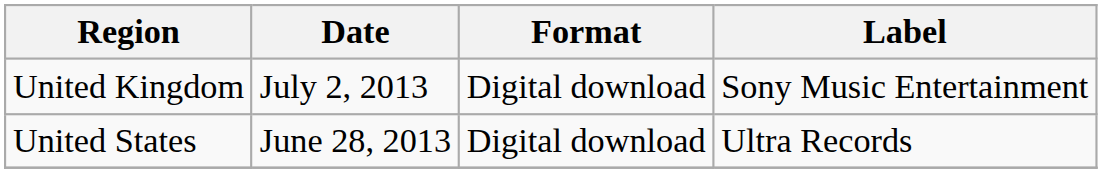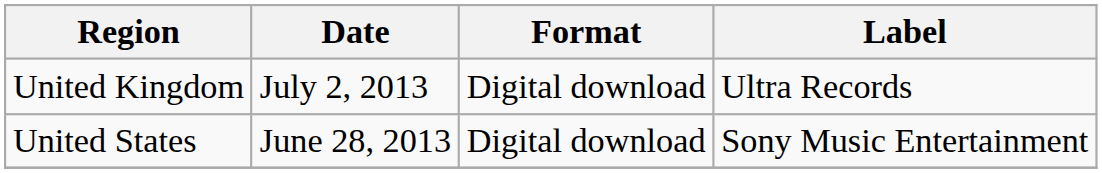(905, 85) Sony Music Entertainment -> (817, 85) Ultra Records
(817, 140) Ultra Records -> (905, 140) Sony Music Entertainment
